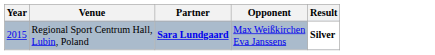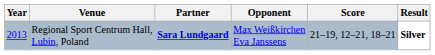+ column: (353, 13)
(17, 35) 2015 -> (17, 35) 2013
